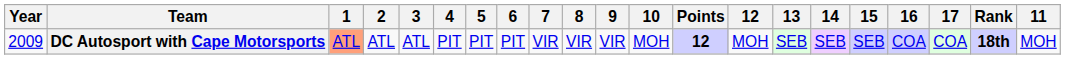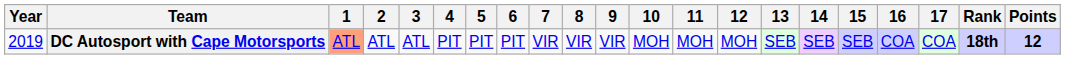columns swapped: (1038, 16) <-> (701, 16)
(26, 41) 2009 -> (26, 41) 2019
